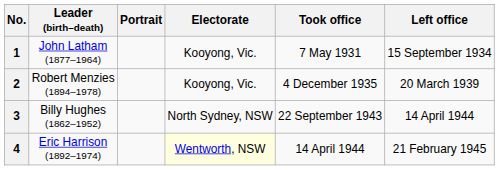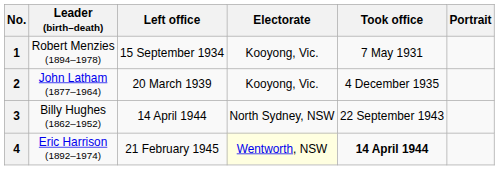columns swapped: (141, 20) <-> (440, 20)
(73, 52) John Latham (1877–1964) -> (73, 52) Robert Menzies (1894–1978)
(73, 84) Robert Menzies (1894–1978) -> (73, 84) John Latham (1877–1964)
(330, 148) normal -> (392, 148) bold
